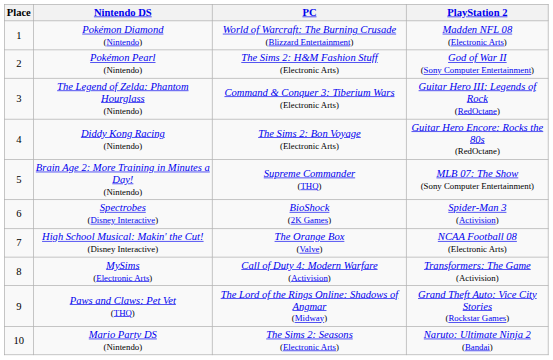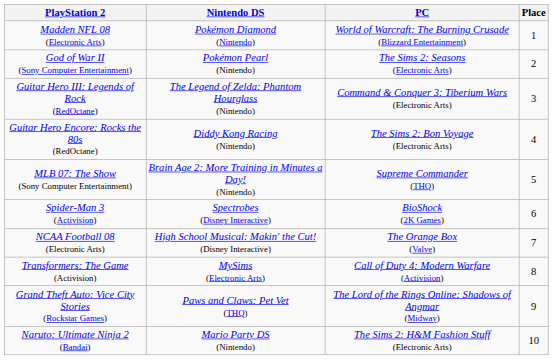columns swapped: (19, 12) <-> (477, 12)
(309, 64) The Sims 2: H&M Fashion Stuff (Electronic Arts) -> (422, 64) The Sims 2: Seasons (Electronic Arts)
(309, 340) The Sims 2: Seasons (Electronic Arts) -> (422, 340) The Sims 2: H&M Fashion Stuff (Electronic Arts)
